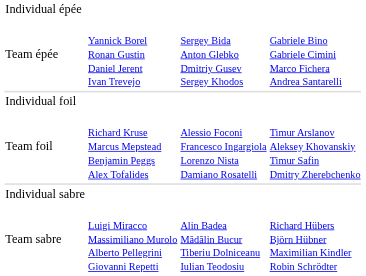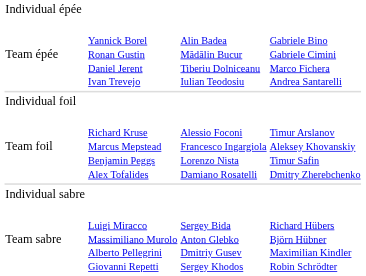(212, 61) Sergey Bida Anton Glebko Dmitriy Gusev Sergey Khodos -> (220, 61) Alin Badea Mădălin Bucur Tiberiu Dolniceanu Iulian Teodosiu
(220, 246) Alin Badea Mădălin Bucur Tiberiu Dolniceanu Iulian Teodosiu -> (212, 246) Sergey Bida Anton Glebko Dmitriy Gusev Sergey Khodos
